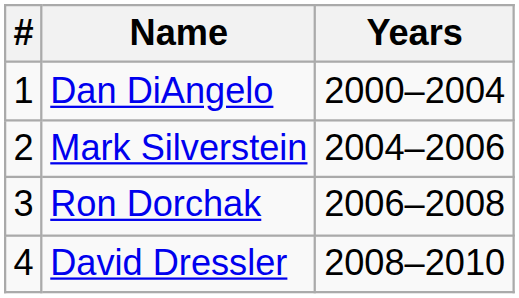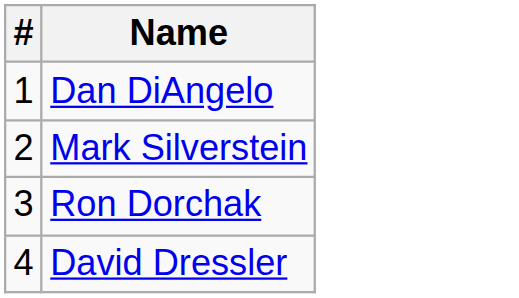- column: (415, 33)
